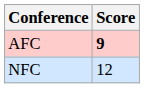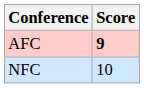(104, 69) 12 -> (104, 69) 10
